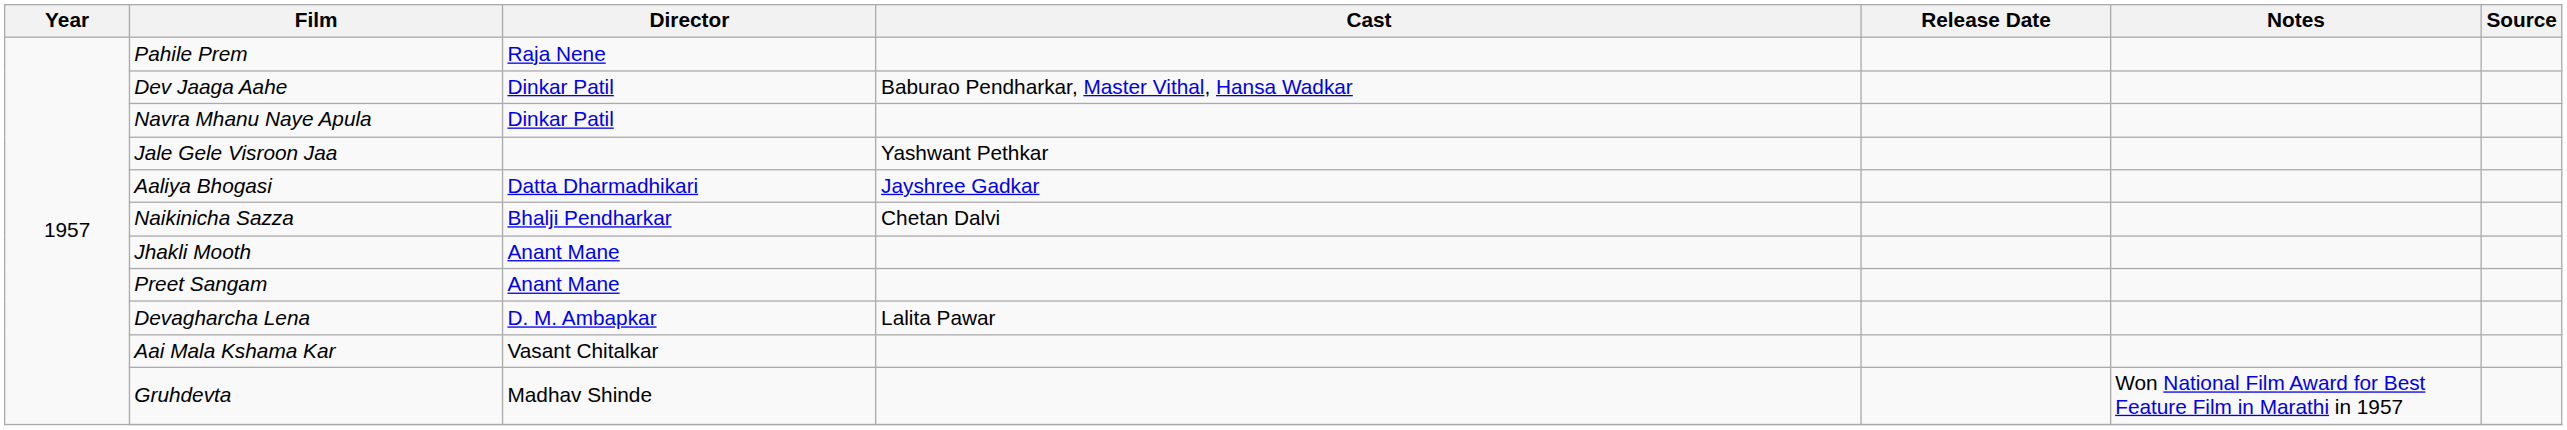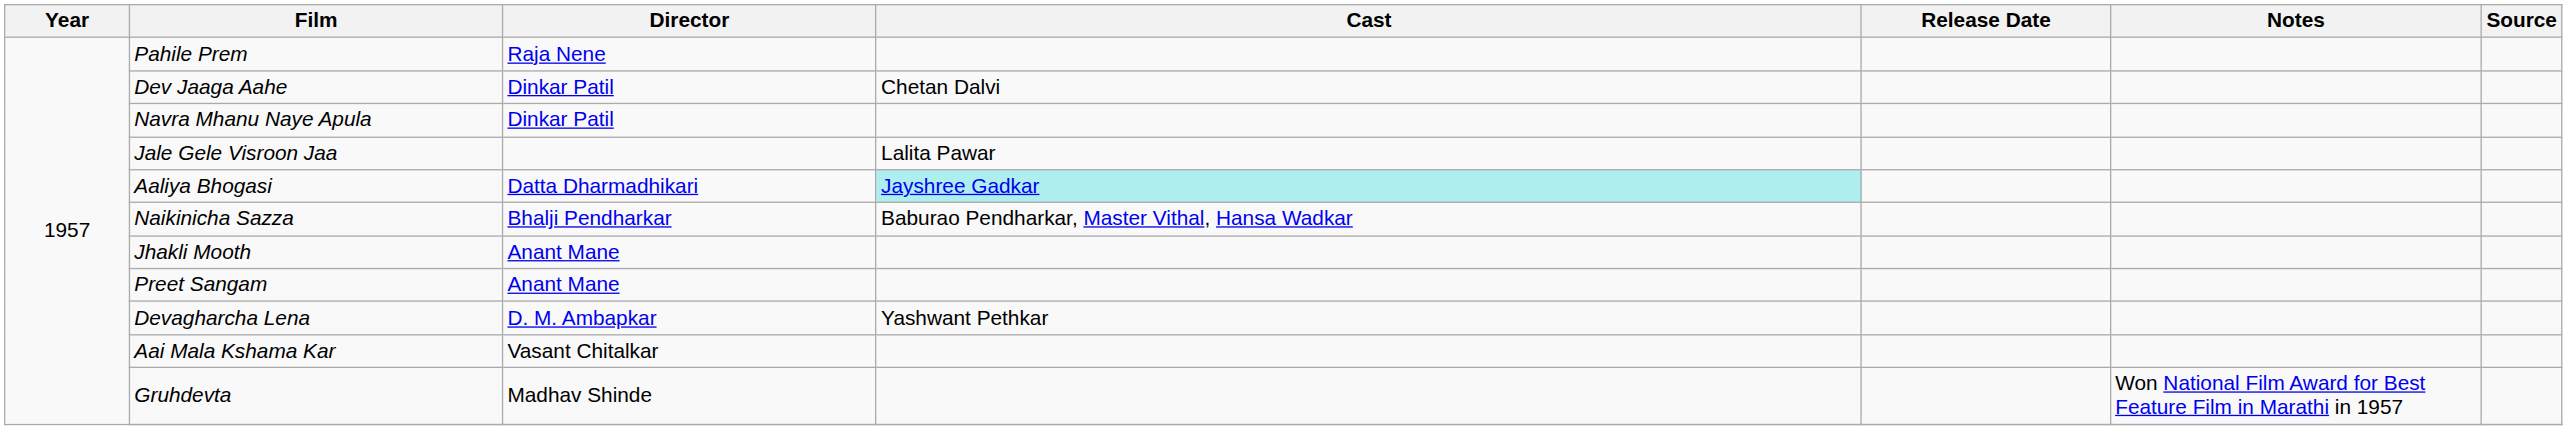(1117, 86) Baburao Pendharkar, Master Vithal, Hansa Wadkar -> (941, 86) Chetan Dalvi
(965, 152) Yashwant Pethkar -> (938, 152) Lalita Pawar
(960, 185) no background -> (960, 185) paleturquoise background
(941, 218) Chetan Dalvi -> (1117, 218) Baburao Pendharkar, Master Vithal, Hansa Wadkar
(938, 317) Lalita Pawar -> (965, 317) Yashwant Pethkar
